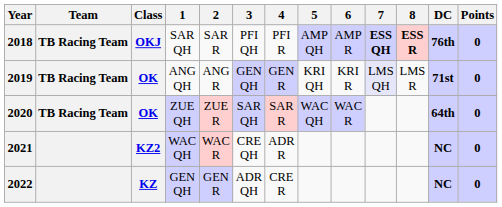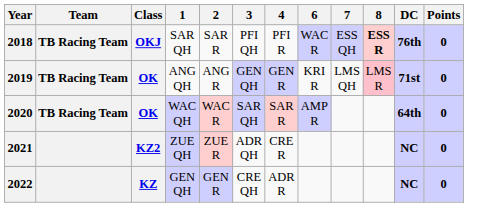- column: (314, 14)
(348, 42) AMP R -> (314, 42) WAC R
(381, 42) bold -> (347, 42) normal
(381, 77) lavender background -> (347, 77) no background
(412, 77) no background -> (379, 77) pink background
(182, 113) ZUE QH -> (182, 113) WAC QH
(216, 113) ZUE R -> (216, 113) WAC R
(348, 113) WAC R -> (314, 113) AMP R
(182, 148) WAC QH -> (182, 148) ZUE QH
(216, 148) WAC R -> (216, 148) ZUE R
(249, 148) CRE QH -> (249, 148) ADR QH
(281, 148) ADR R -> (281, 148) CRE R
(249, 183) ADR QH -> (249, 183) CRE QH
(281, 183) CRE R -> (281, 183) ADR R
